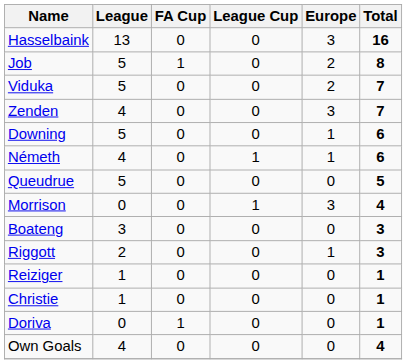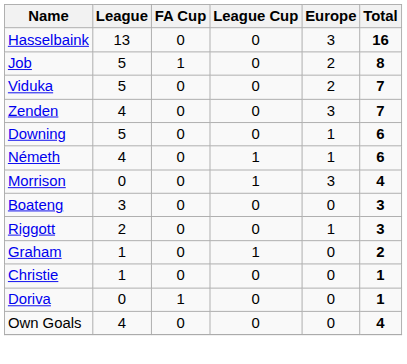- row: (41, 181)
+ row: (35, 252)
- row: (35, 275)
